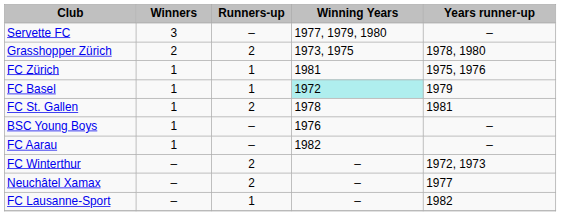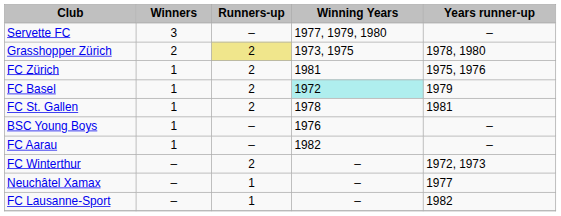(251, 51) no background -> (251, 51) khaki background
(251, 70) 1 -> (251, 70) 2
(251, 88) 1 -> (251, 88) 2
(251, 182) 2 -> (251, 182) 1
